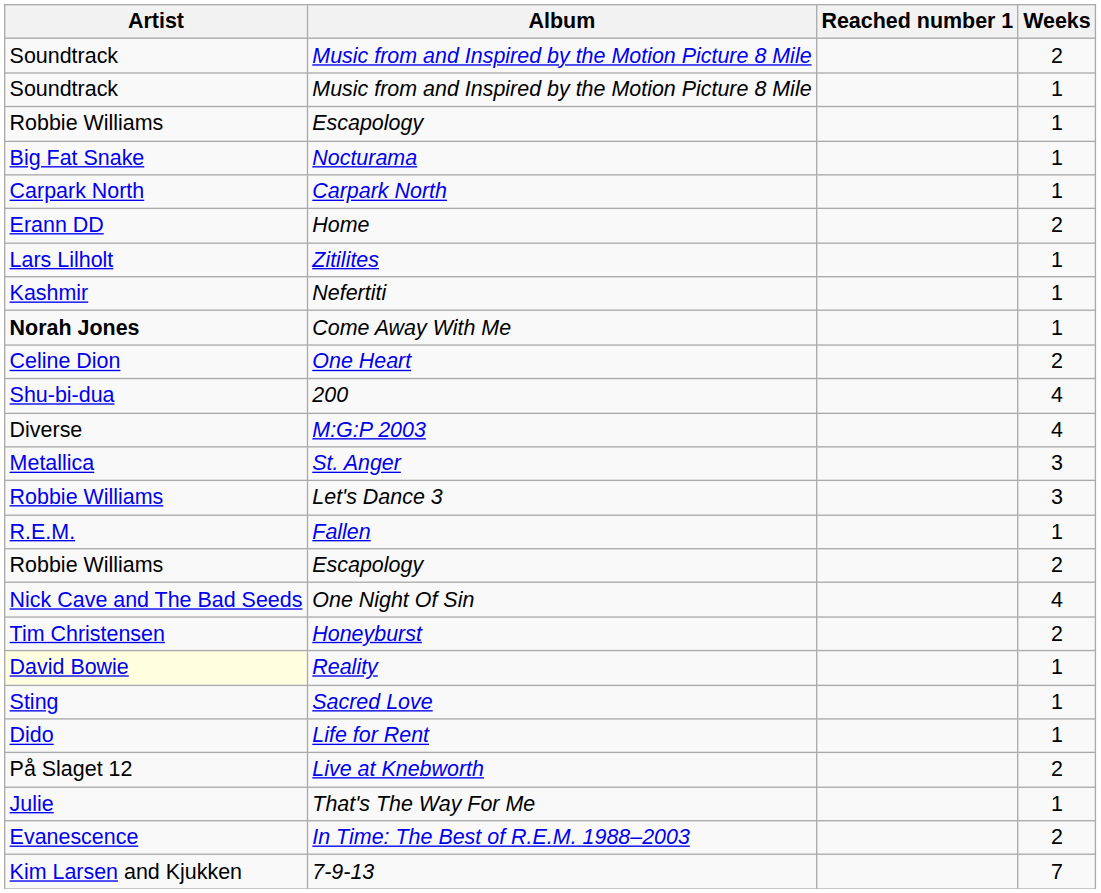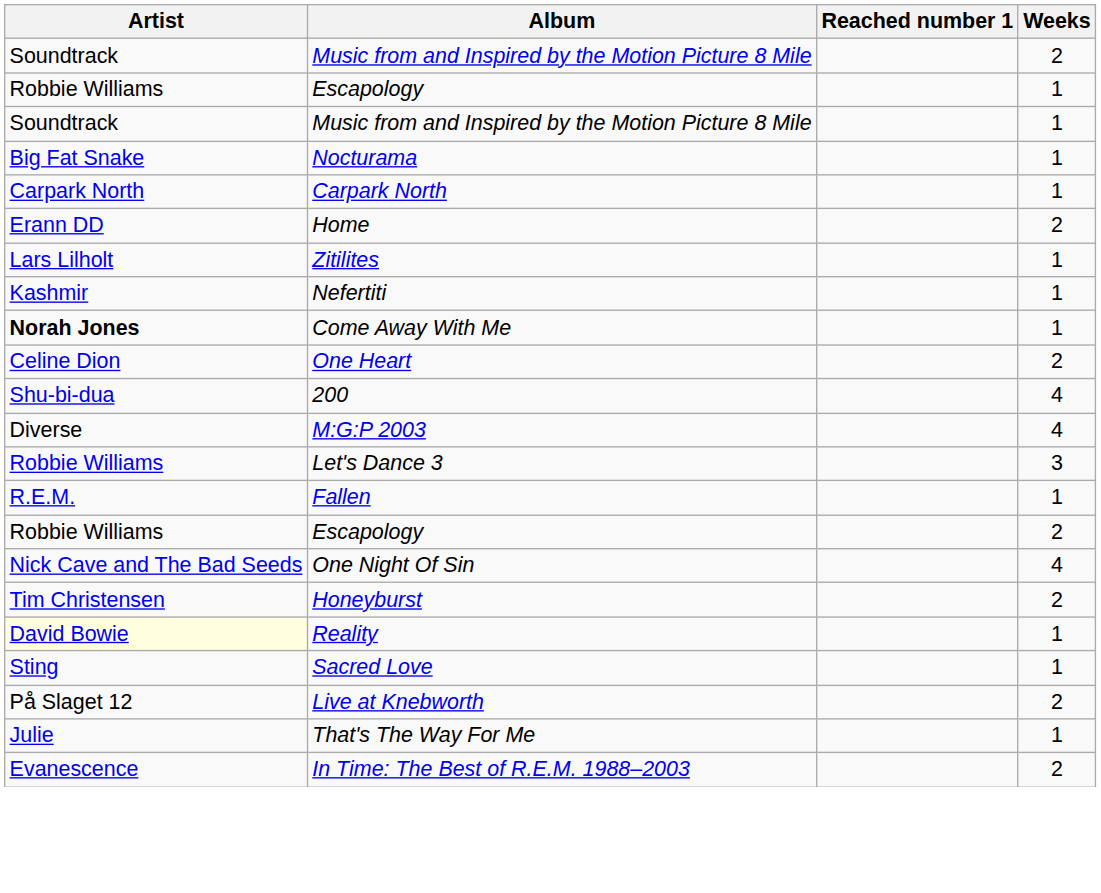rows swapped: (368, 123) <-> (562, 89)
- row: (357, 463)
- row: (371, 735)
- row: (343, 871)
